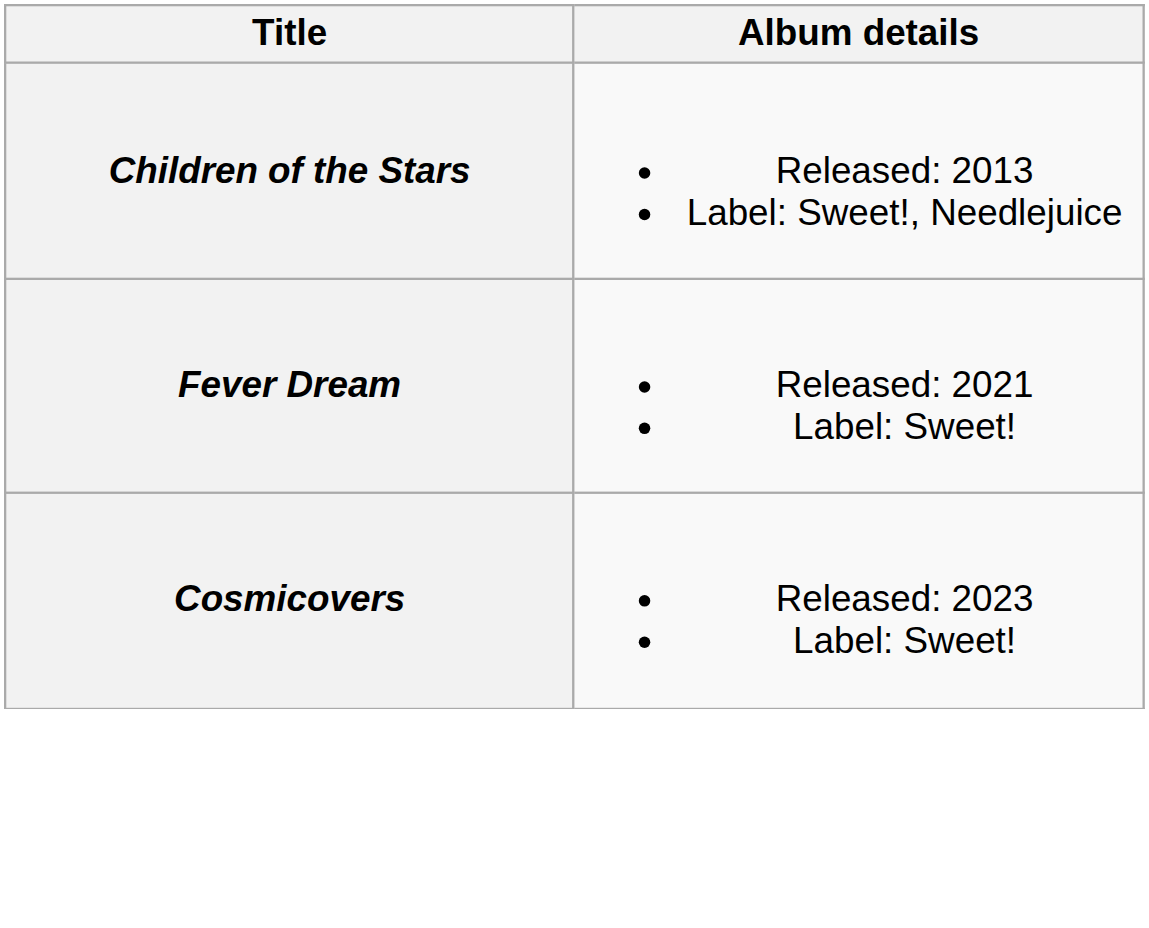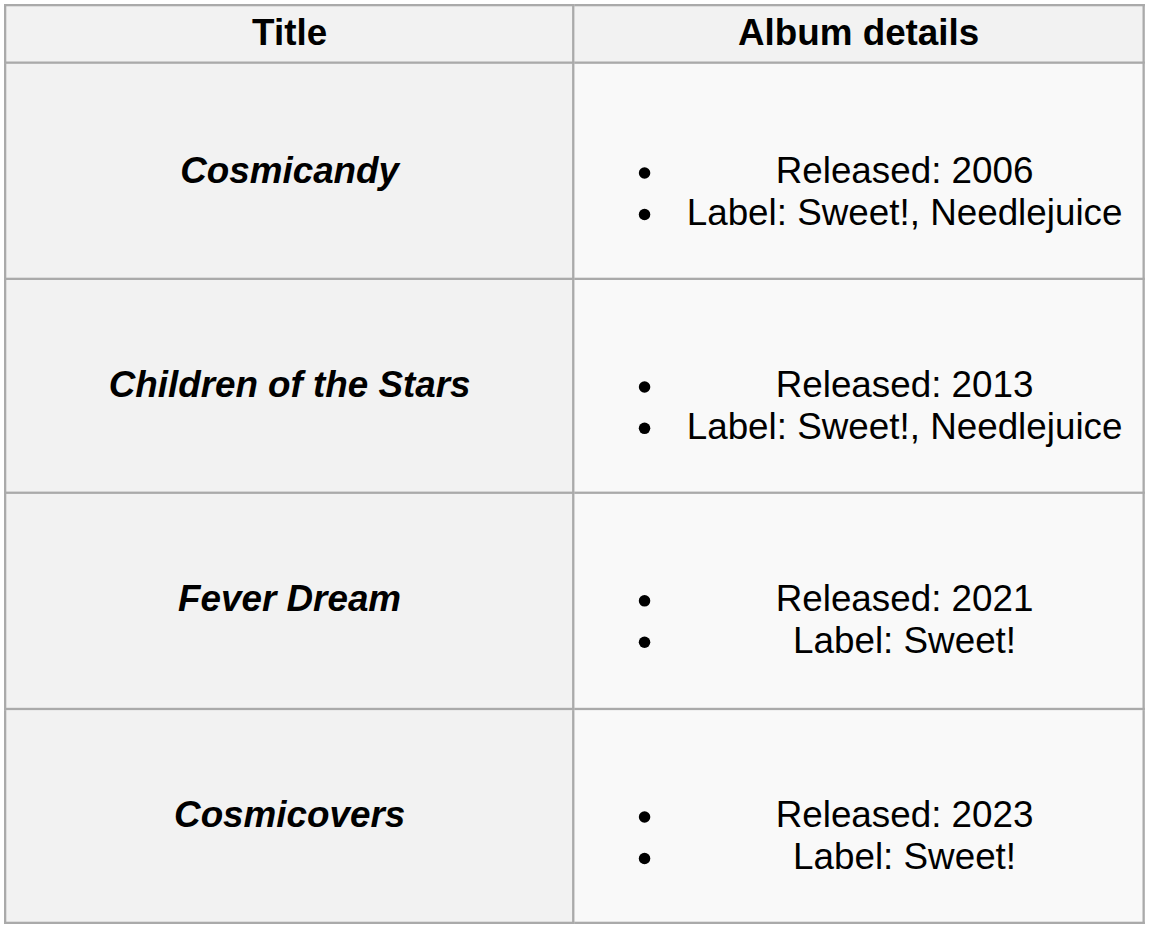+ row: (290, 170)
